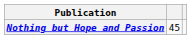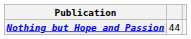(174, 27) 45 -> (174, 27) 44
